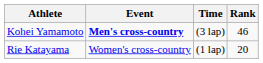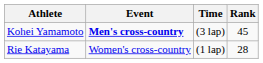(243, 31) 46 -> (243, 31) 45
(243, 50) 20 -> (243, 50) 28
